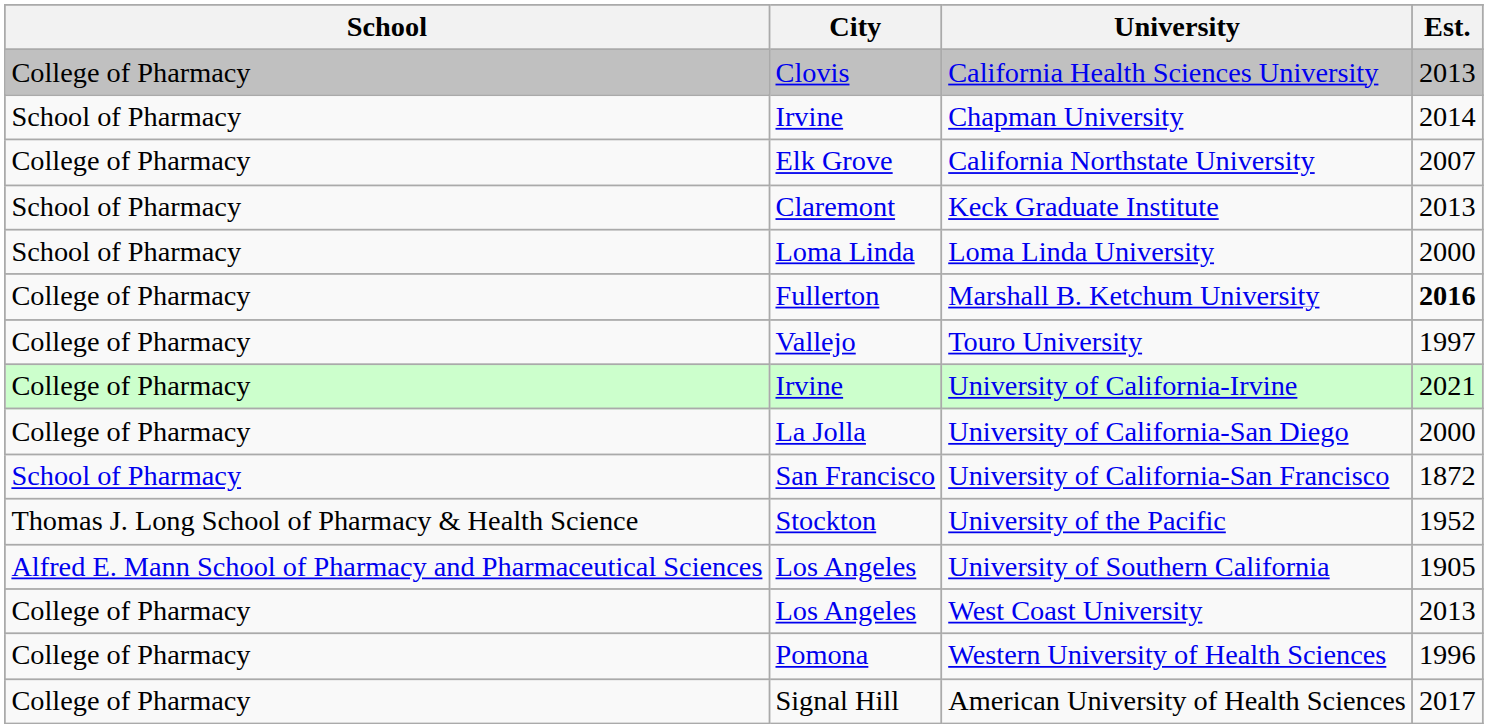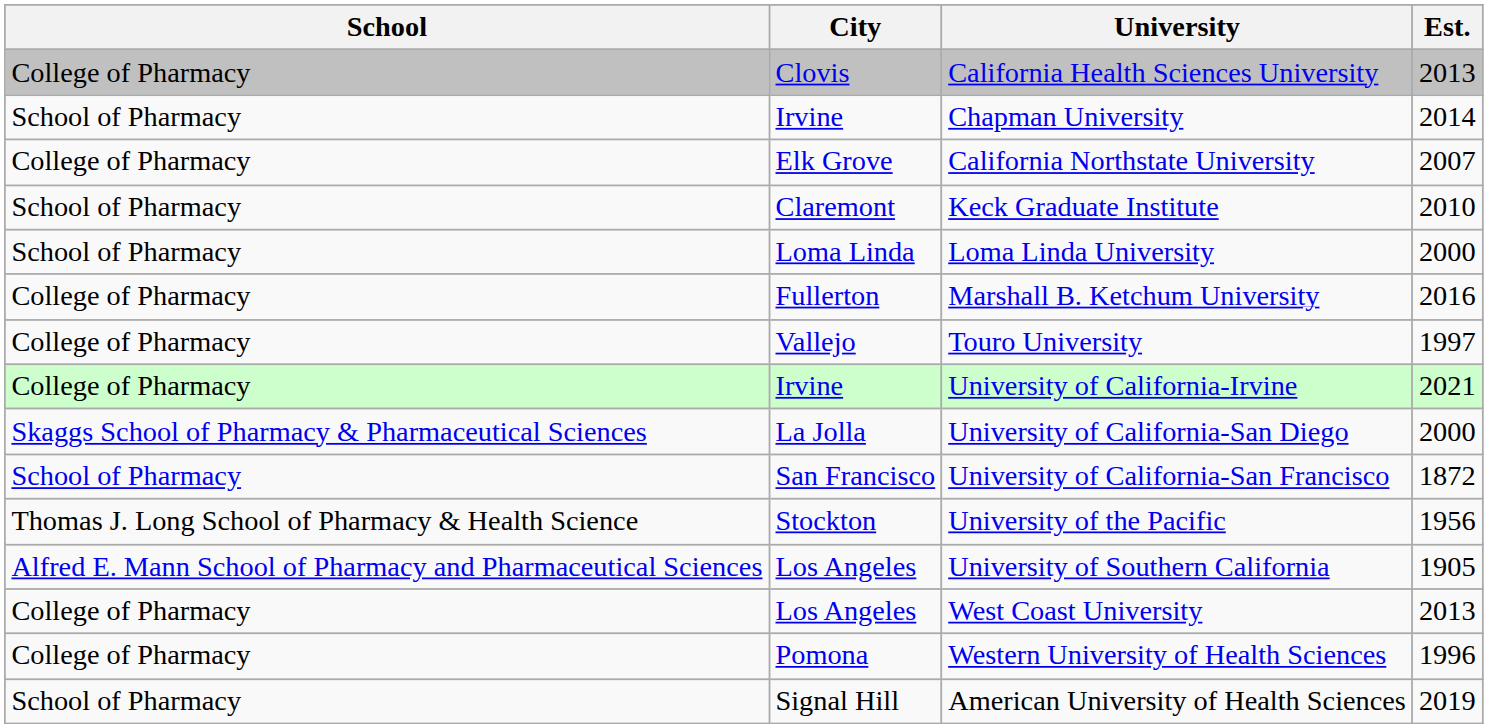(1447, 206) 2013 -> (1447, 206) 2010
(1447, 296) bold -> (1447, 296) normal
(131, 431) College of Pharmacy -> (329, 431) Skaggs School of Pharmacy & Pharmaceutical Sciences
(1447, 521) 1952 -> (1447, 521) 1956
(131, 700) College of Pharmacy -> (126, 700) School of Pharmacy
(1447, 700) 2017 -> (1447, 700) 2019
